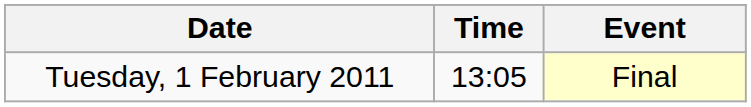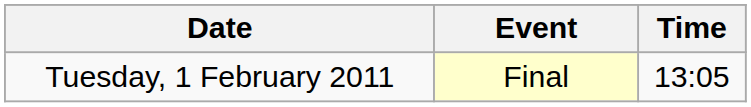columns swapped: (489, 28) <-> (645, 28)
